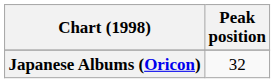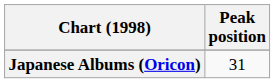(237, 63) 32 -> (237, 63) 31
